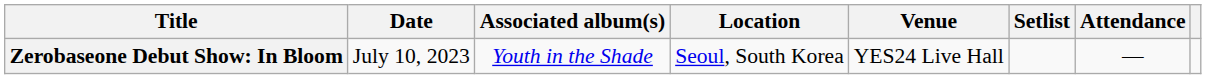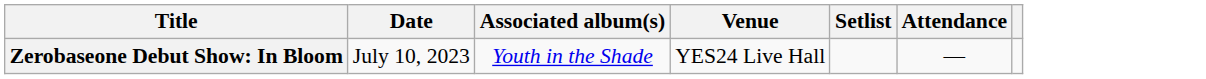- column: (759, 21)
